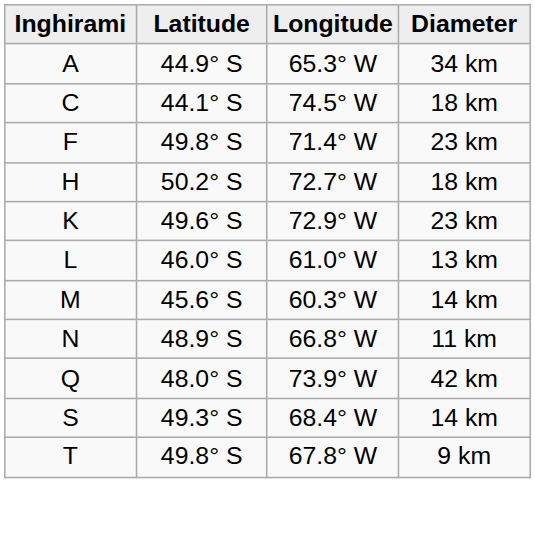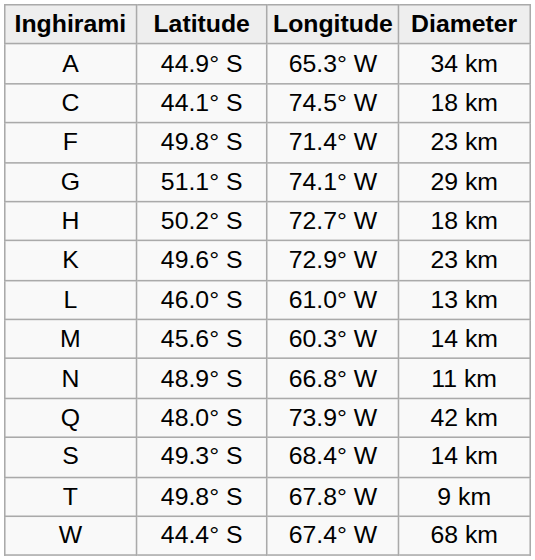+ row: (70, 181)
+ row: (70, 535)
